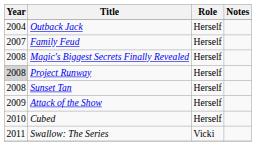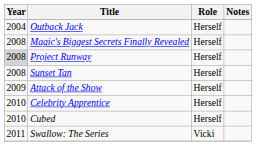- row: (55, 42)
+ row: (70, 103)
